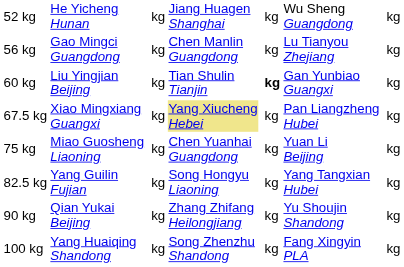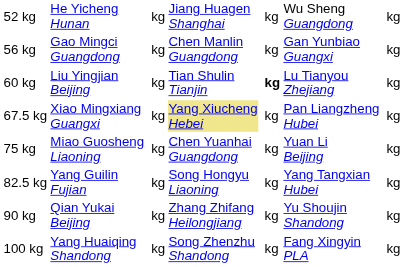(316, 49) Lu Tianyou Zhejiang -> (322, 49) Gan Yunbiao Guangxi
(322, 82) Gan Yunbiao Guangxi -> (316, 82) Lu Tianyou Zhejiang
